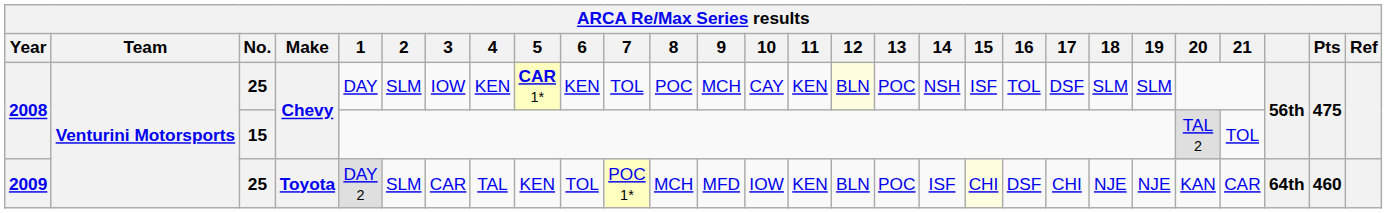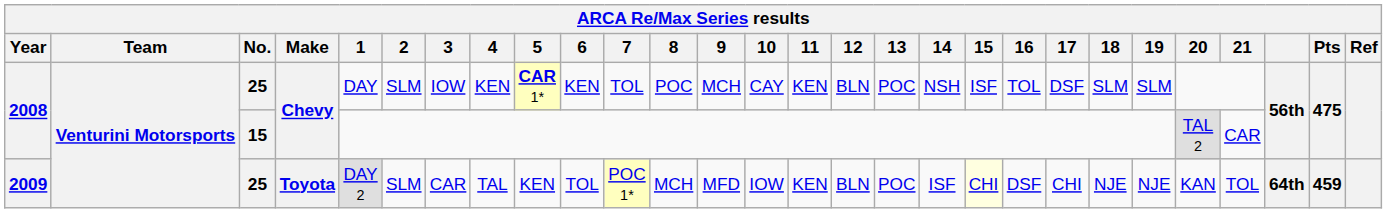(853, 86) lightyellow background -> (853, 86) no background
(1242, 135) TOL -> (1242, 135) CAR
(1242, 183) CAR -> (1242, 183) TOL
(1327, 183) 460 -> (1327, 183) 459
